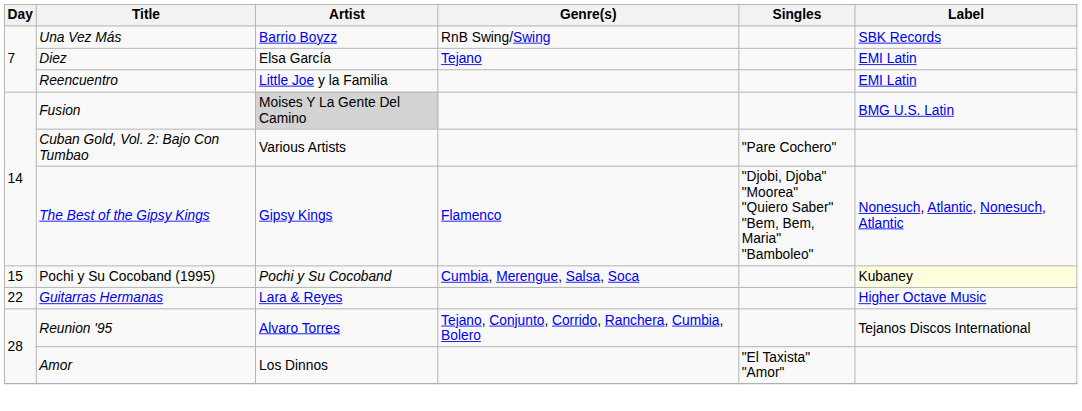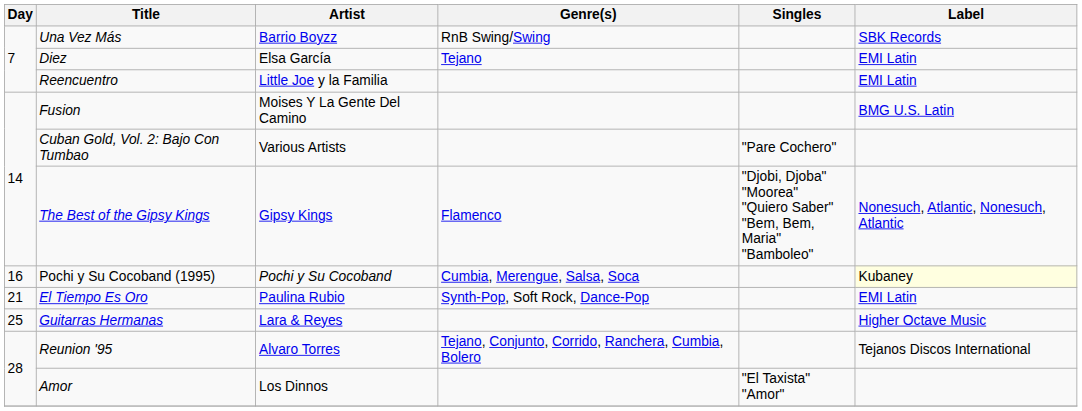(330, 110) lightgrey background -> (330, 110) no background
(15, 276) 15 -> (15, 276) 16
+ row: (93, 298)
(15, 298) 22 -> (15, 320) 25
